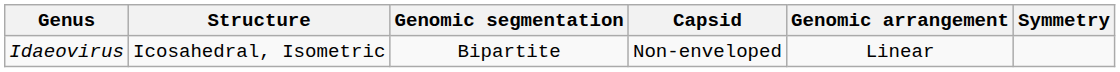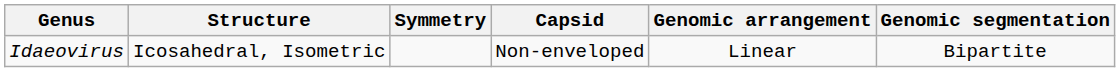columns swapped: (1064, 20) <-> (509, 20)
